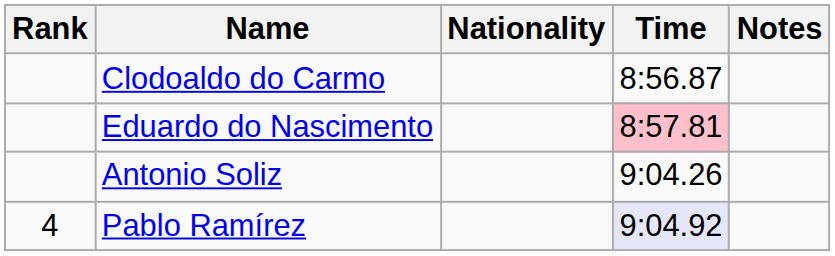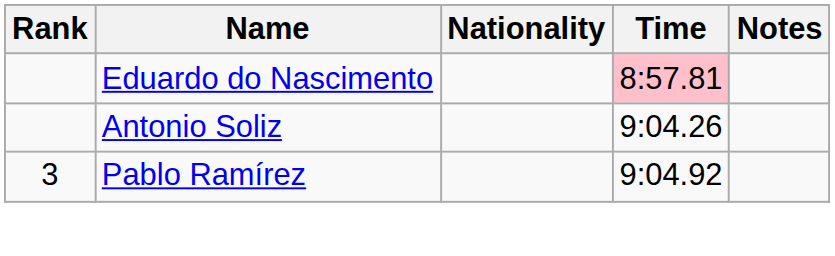- row: (243, 77)
(50, 224) 4 -> (50, 175) 3
(671, 224) lavender background -> (671, 175) no background
